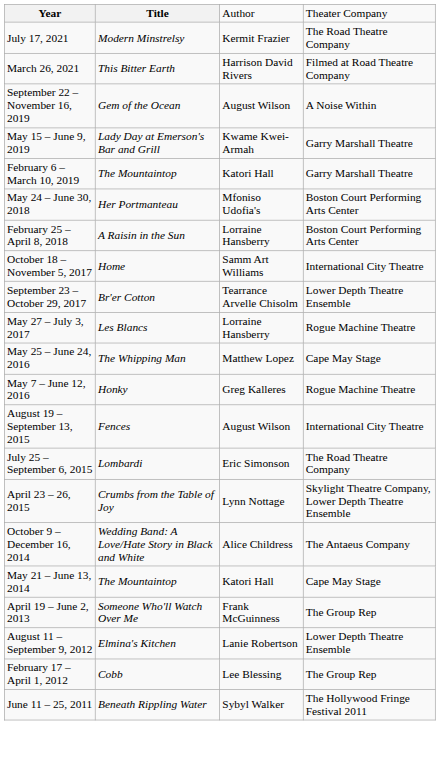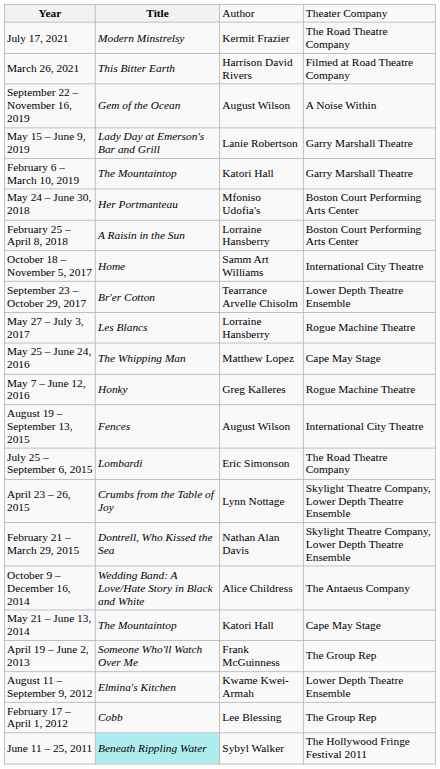(256, 143) Kwame Kwei-Armah -> (260, 143) Lanie Robertson
+ row: (43, 544)
(260, 643) Lanie Robertson -> (256, 686) Kwame Kwei-Armah
(152, 704) no background -> (152, 748) paleturquoise background
